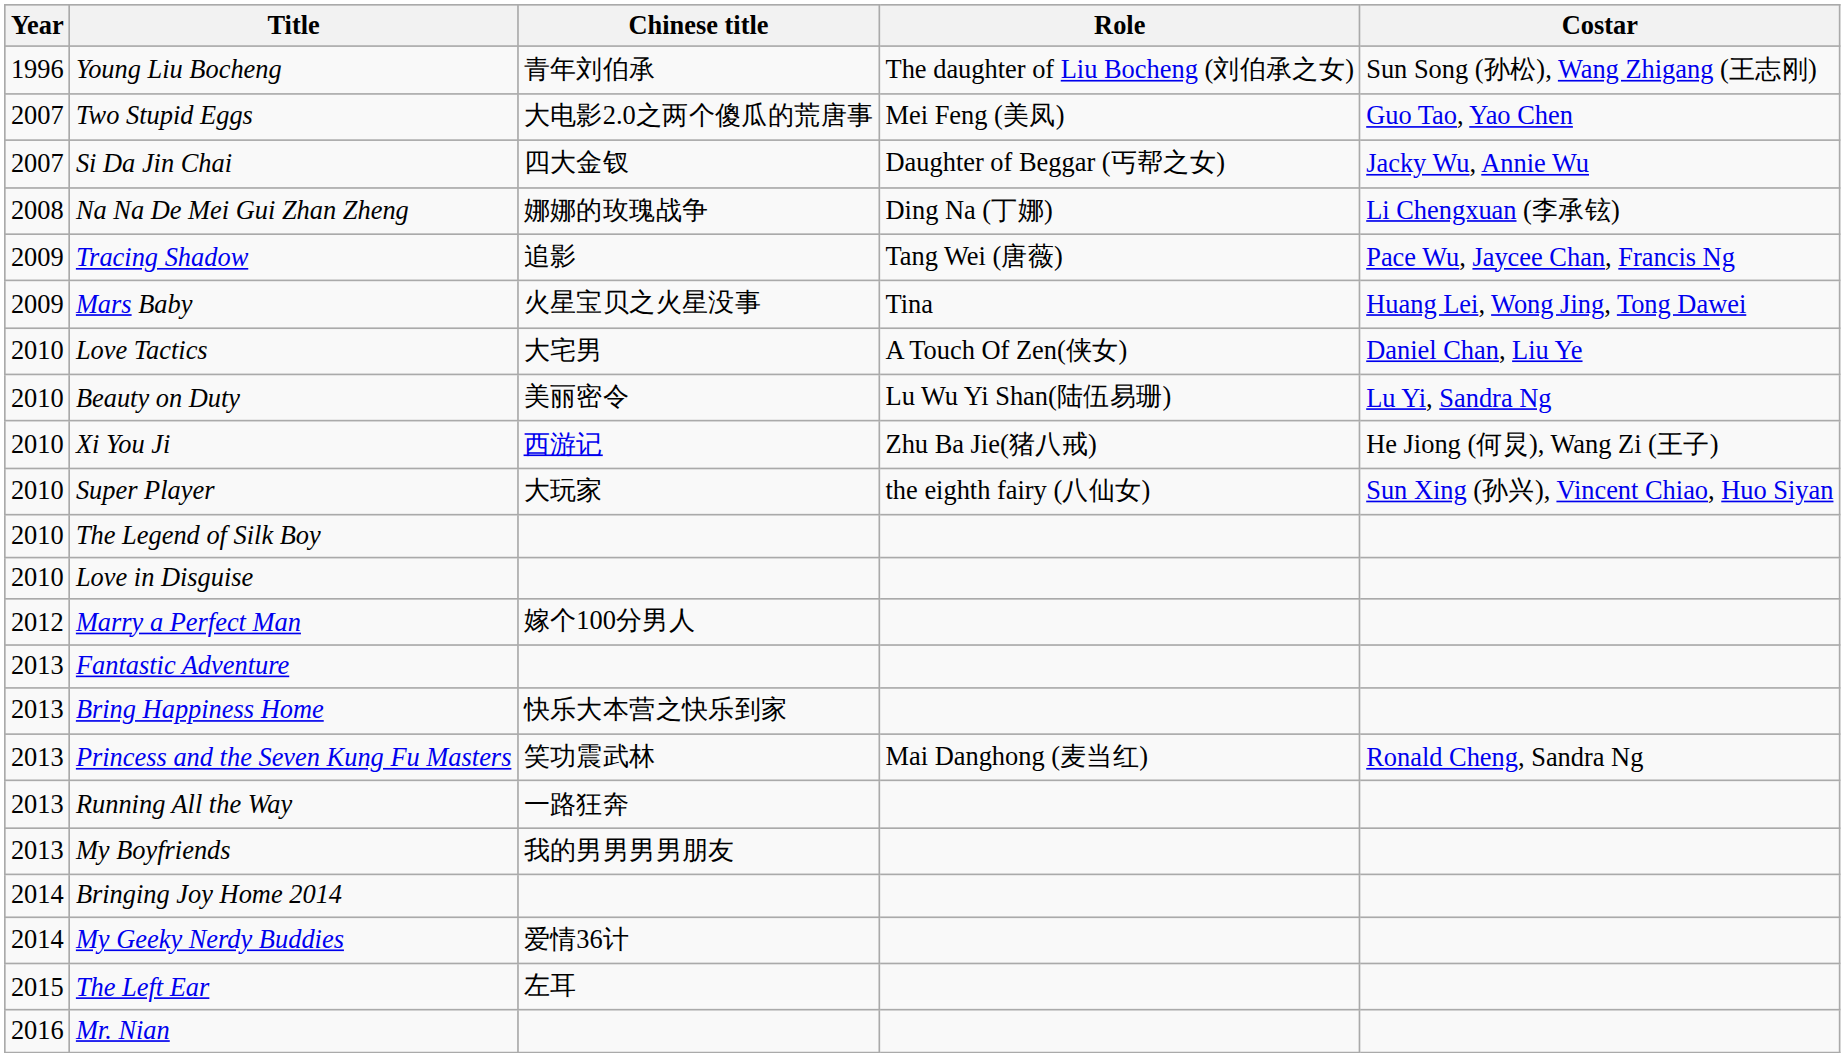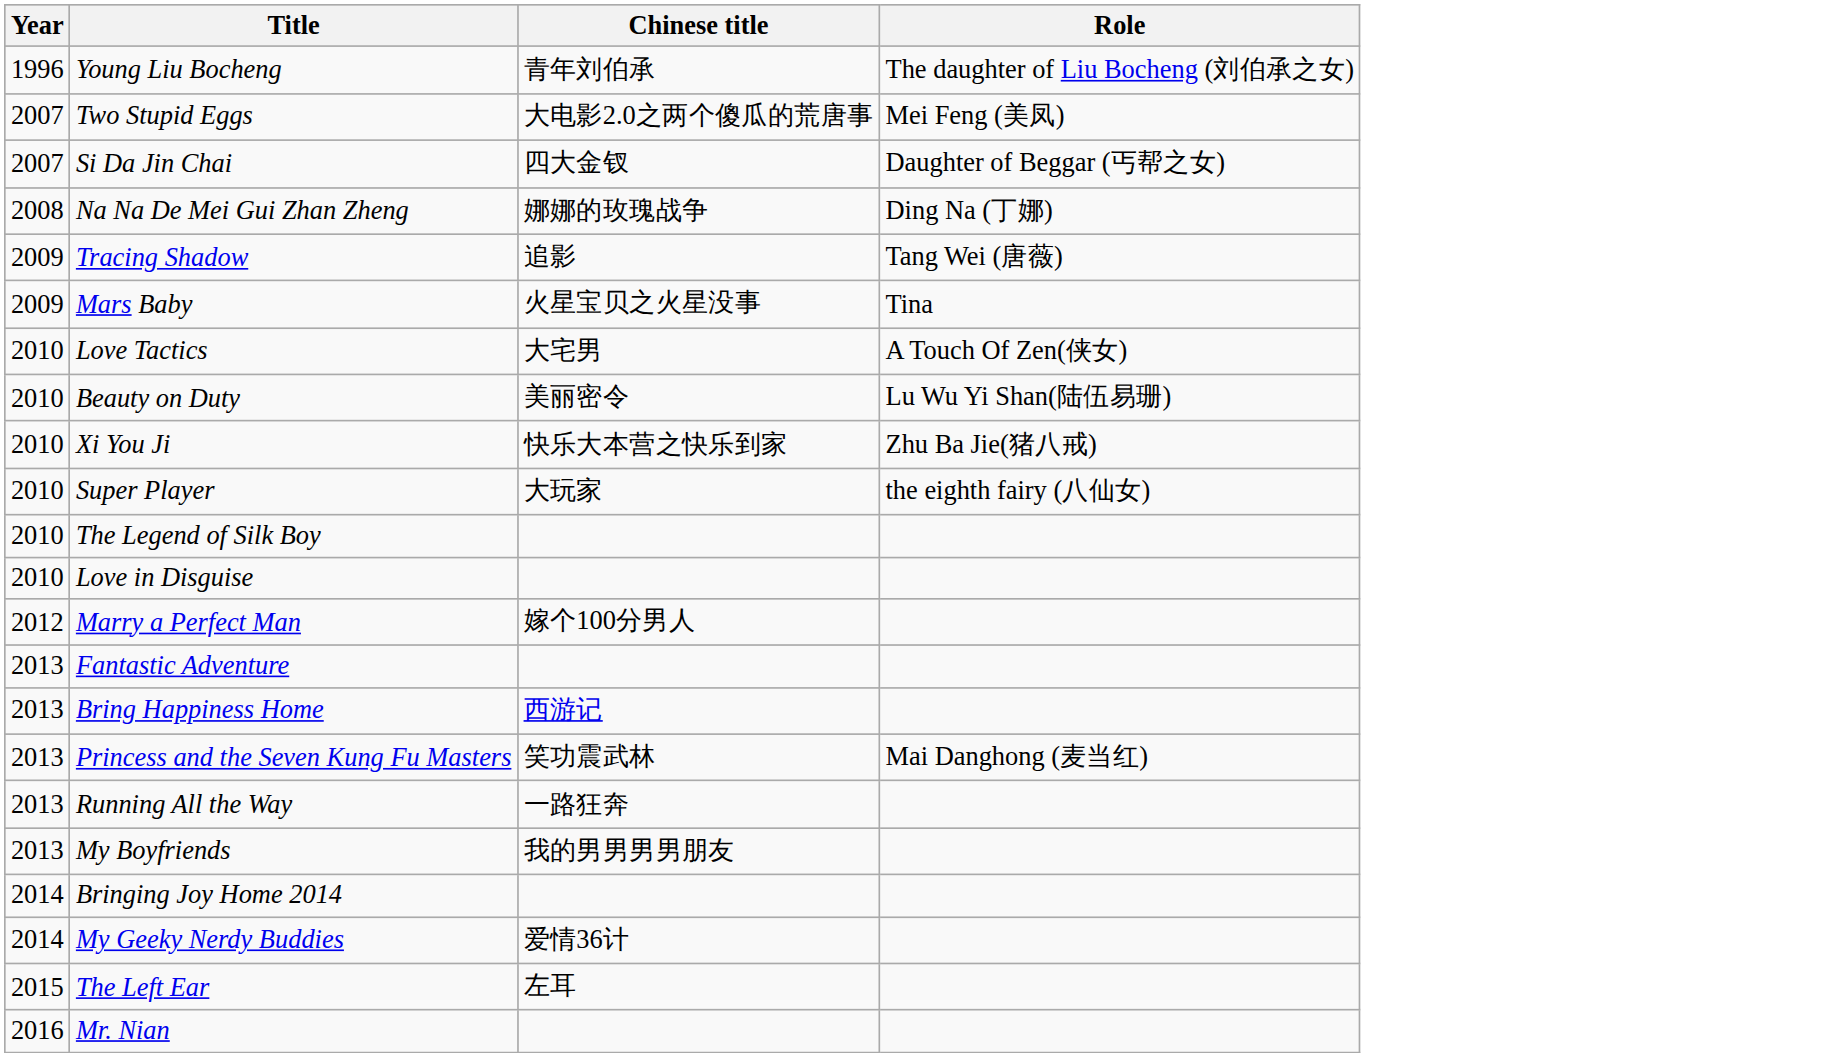- column: (1600, 25)
(563, 443) 西游记 -> (656, 443) 快乐大本营之快乐到家
(656, 709) 快乐大本营之快乐到家 -> (563, 709) 西游记
